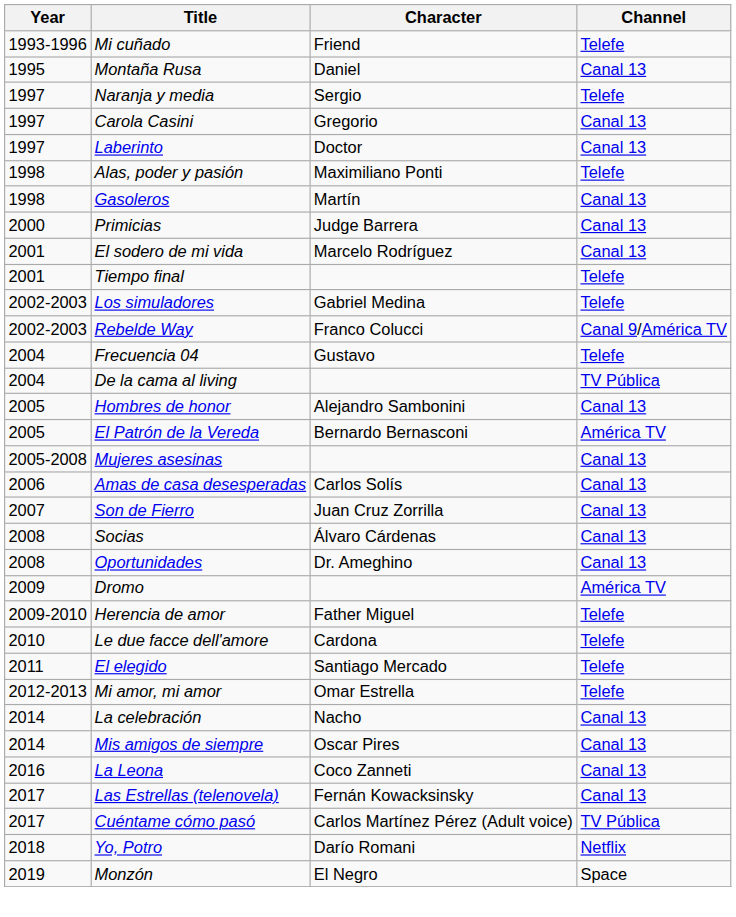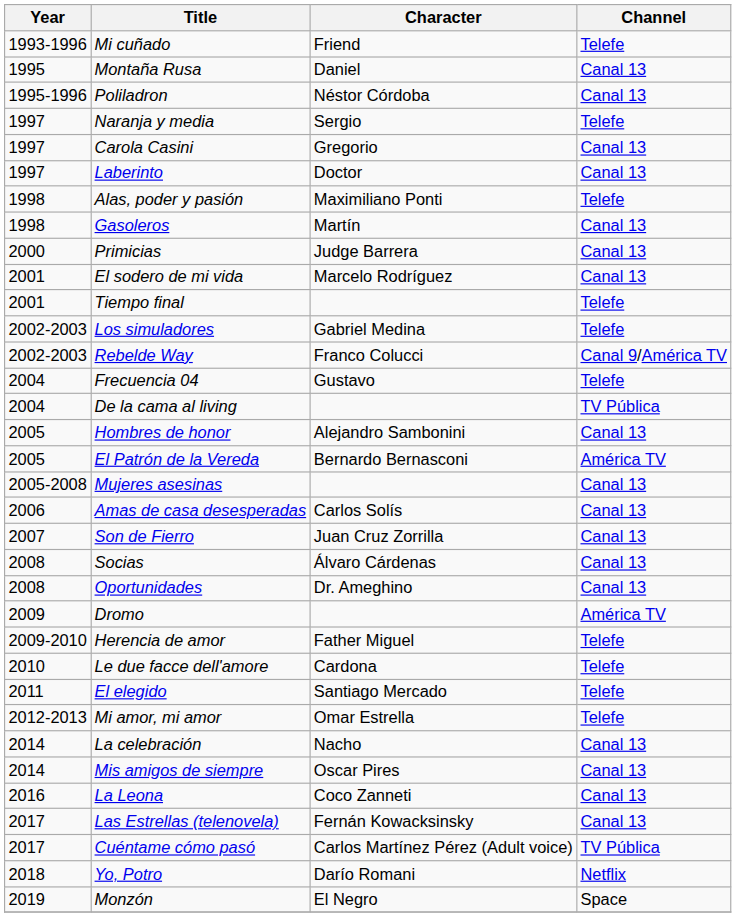+ row: (131, 96)
